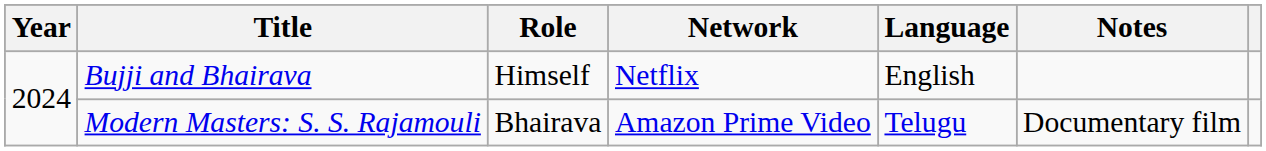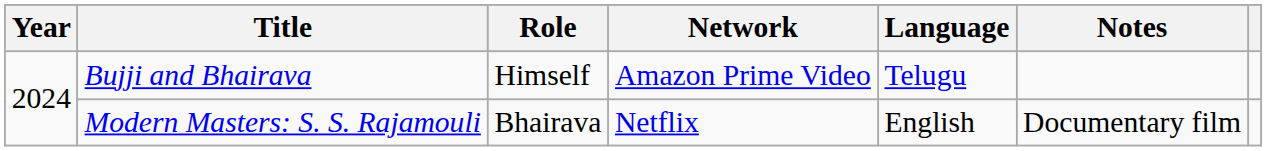(657, 74) Netflix -> (743, 74) Amazon Prime Video
(930, 74) English -> (925, 74) Telugu
(743, 121) Amazon Prime Video -> (657, 121) Netflix
(925, 121) Telugu -> (930, 121) English
